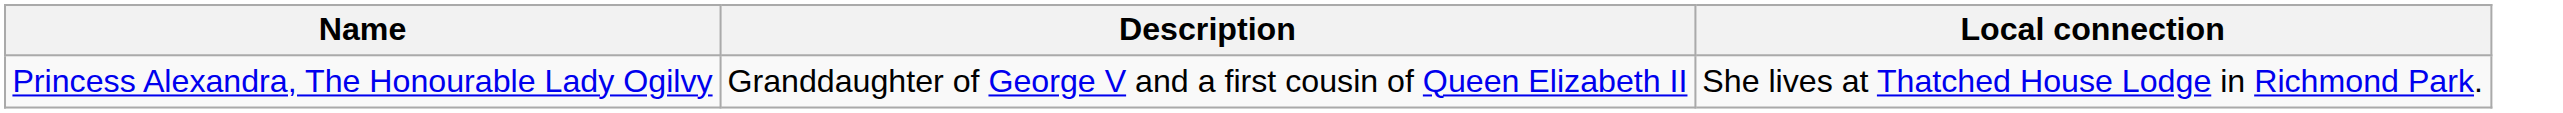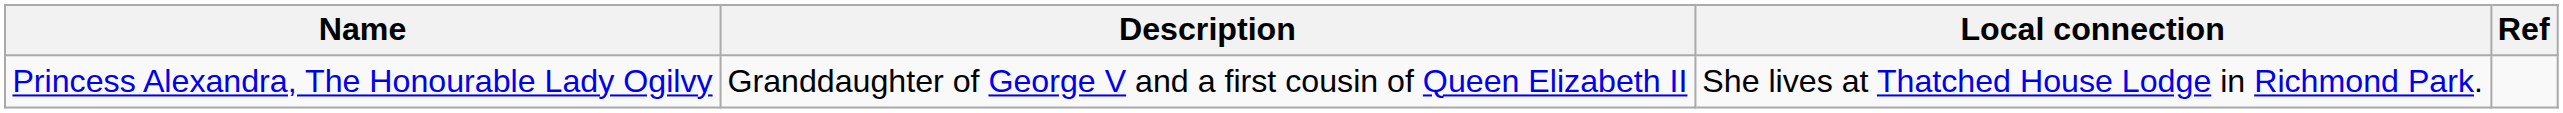+ column: (2524, 30)
